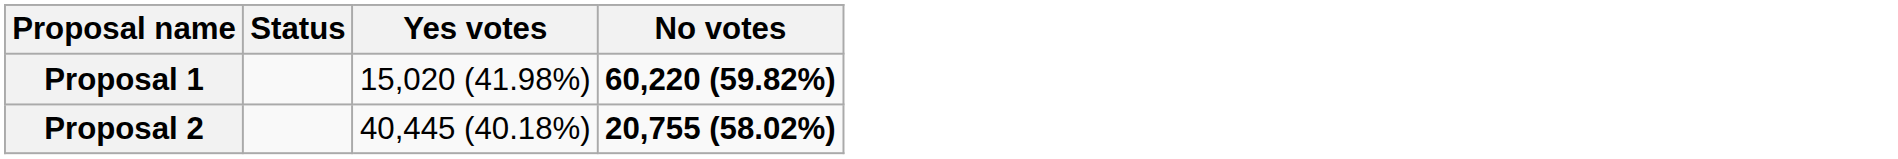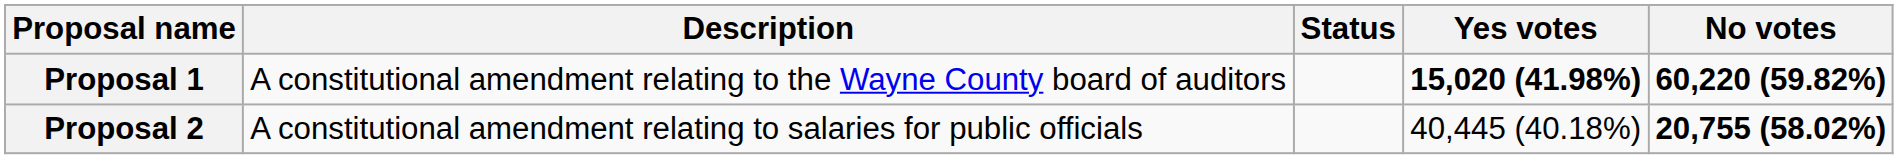+ column: (768, 29)
(475, 78) normal -> (1526, 78) bold
